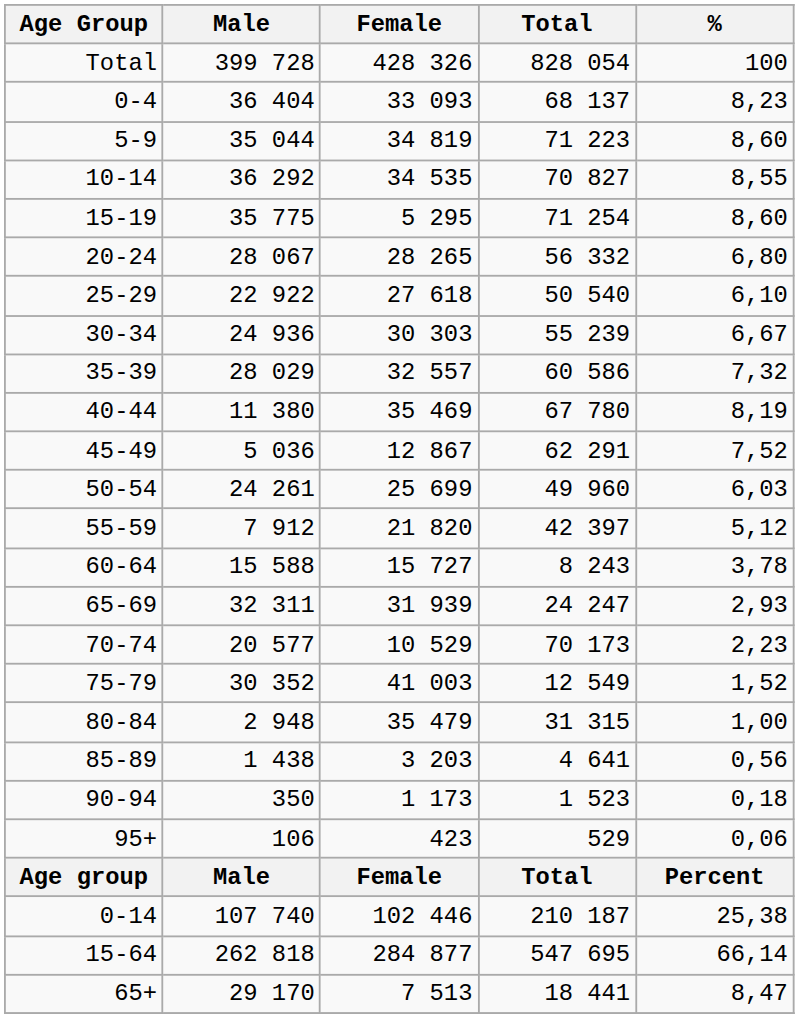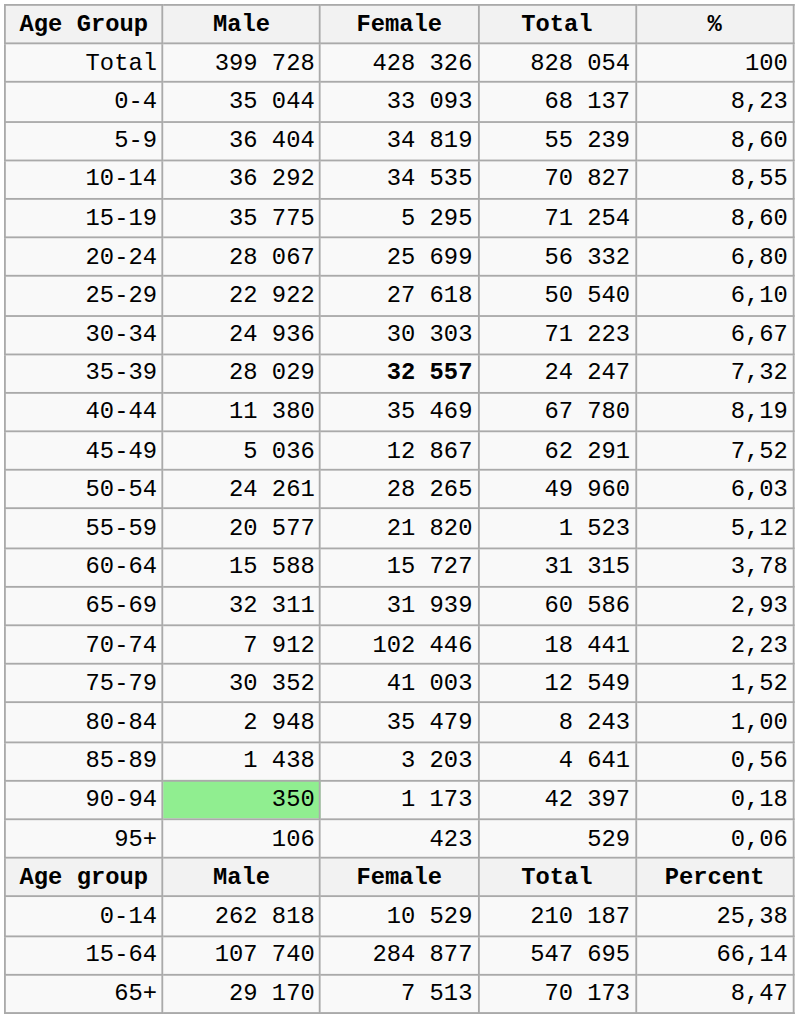(272, 102) 36 404 -> (272, 102) 35 044
(272, 141) 35 044 -> (272, 141) 36 404
(587, 141) 71 223 -> (587, 141) 55 239
(430, 257) 28 265 -> (430, 257) 25 699
(587, 334) 55 239 -> (587, 334) 71 223
(430, 373) normal -> (430, 373) bold
(587, 373) 60 586 -> (587, 373) 24 247
(430, 490) 25 699 -> (430, 490) 28 265
(279, 528) 7 912 -> (272, 528) 20 577
(587, 528) 42 397 -> (594, 528) 1 523
(594, 567) 8 243 -> (587, 567) 31 315
(587, 606) 24 247 -> (587, 606) 60 586
(272, 645) 20 577 -> (279, 645) 7 912
(430, 645) 10 529 -> (422, 645) 102 446
(587, 645) 70 173 -> (587, 645) 18 441
(587, 722) 31 315 -> (594, 722) 8 243
(293, 800) no background -> (293, 800) lightgreen background
(594, 800) 1 523 -> (587, 800) 42 397
(265, 916) 107 740 -> (265, 916) 262 818
(422, 916) 102 446 -> (430, 916) 10 529
(265, 955) 262 818 -> (265, 955) 107 740
(587, 994) 18 441 -> (587, 994) 70 173
